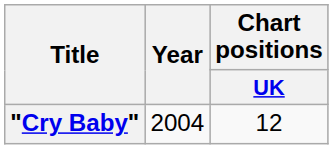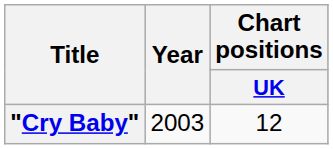(177, 123) 2004 -> (177, 123) 2003
